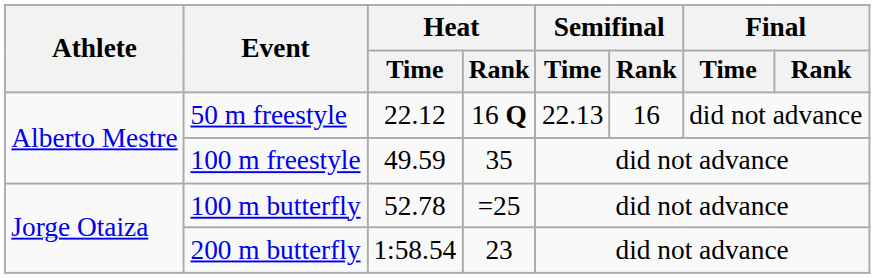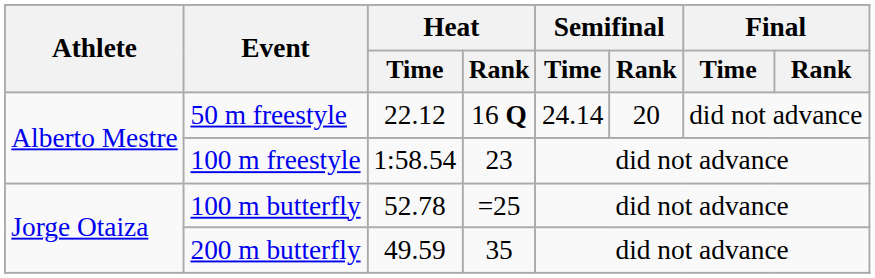(573, 115) 22.13 -> (573, 115) 24.14
(646, 115) 16 -> (646, 115) 20
(415, 160) 49.59 -> (415, 160) 1:58.54
(499, 160) 35 -> (499, 160) 23
(415, 250) 1:58.54 -> (415, 250) 49.59
(499, 250) 23 -> (499, 250) 35
